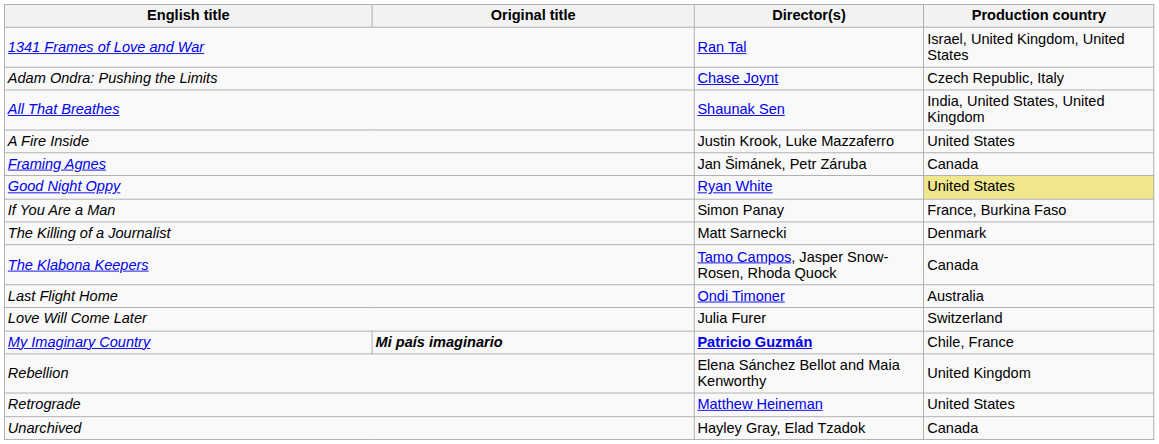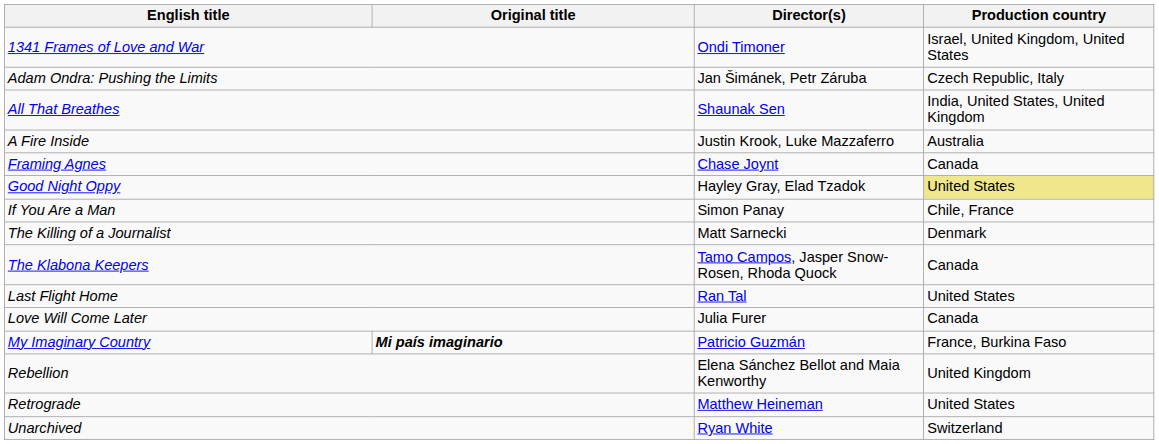(722, 47) Ran Tal -> (741, 47) Ondi Timoner
(738, 78) Chase Joynt -> (782, 78) Jan Šimánek, Petr Záruba
(971, 141) United States -> (956, 141) Australia
(782, 164) Jan Šimánek, Petr Záruba -> (738, 164) Chase Joynt
(735, 187) Ryan White -> (781, 187) Hayley Gray, Elad Tzadok
(997, 210) France, Burkina Faso -> (971, 210) Chile, France
(741, 296) Ondi Timoner -> (722, 296) Ran Tal
(956, 296) Australia -> (971, 296) United States
(965, 319) Switzerland -> (953, 319) Canada
(755, 342) bold -> (751, 342) normal
(971, 342) Chile, France -> (997, 342) France, Burkina Faso
(781, 427) Hayley Gray, Elad Tzadok -> (735, 427) Ryan White
(953, 427) Canada -> (965, 427) Switzerland
